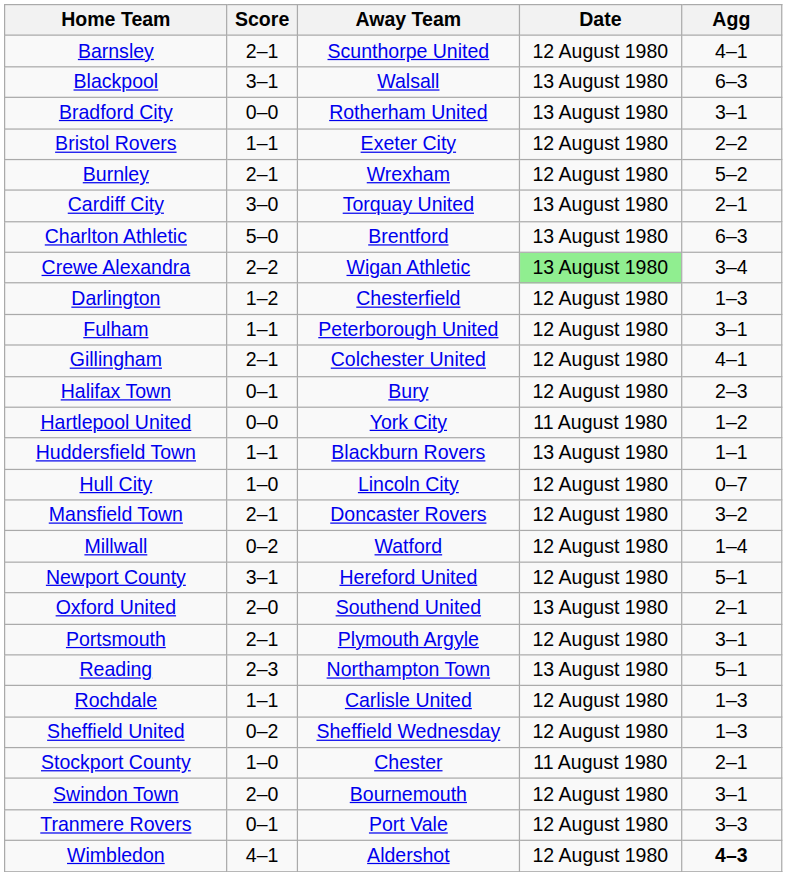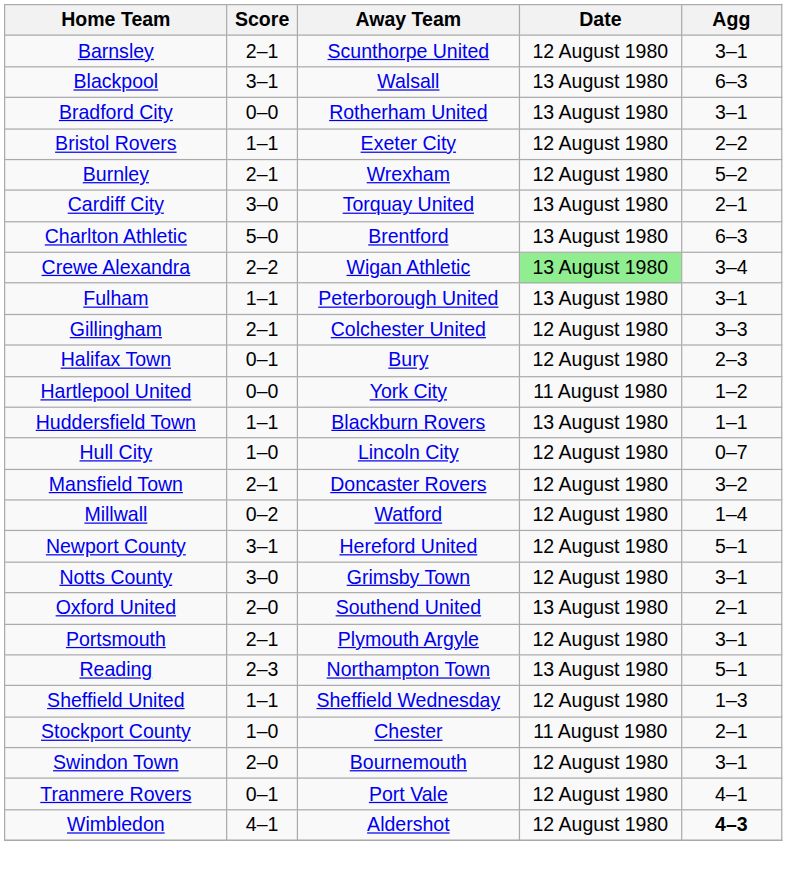(731, 50) 4–1 -> (731, 50) 3–1
- row: (116, 298)
(600, 329) 12 August 1980 -> (600, 298) 13 August 1980
(731, 360) 4–1 -> (731, 329) 3–3
+ row: (116, 577)
- row: (116, 701)
(262, 732) 0–2 -> (262, 701) 1–1
(731, 824) 3–3 -> (731, 793) 4–1
